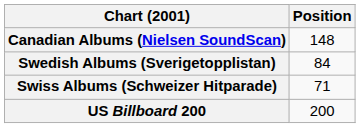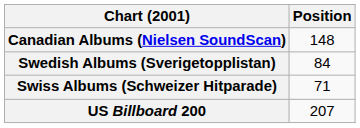(322, 110) 200 -> (322, 110) 207
